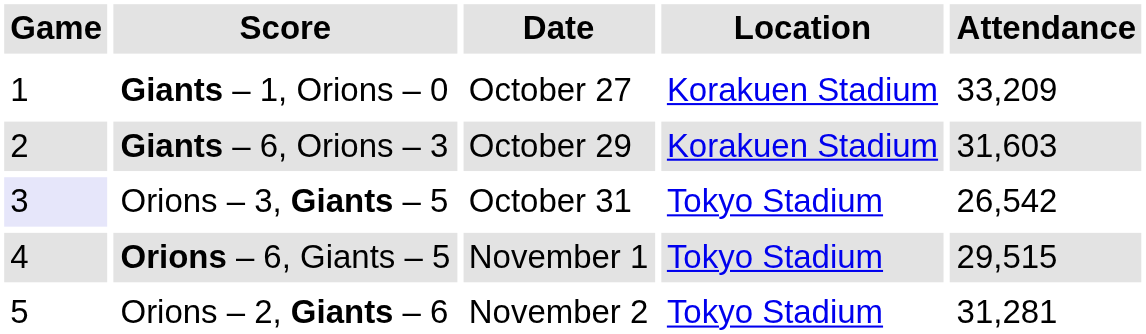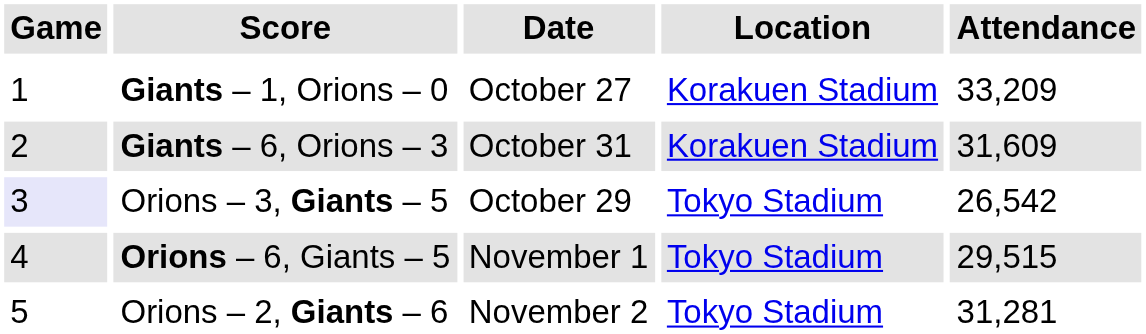(550, 145) October 29 -> (550, 145) October 31
(1007, 145) 31,603 -> (1007, 145) 31,609
(550, 201) October 31 -> (550, 201) October 29
